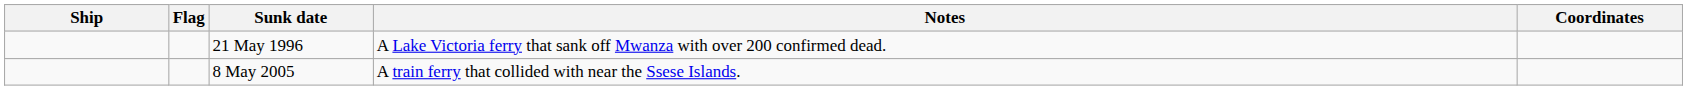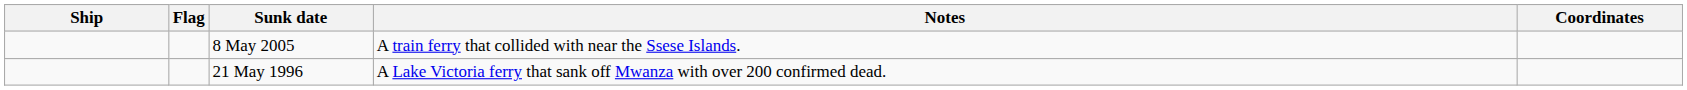rows swapped: (258, 44) <-> (253, 71)
